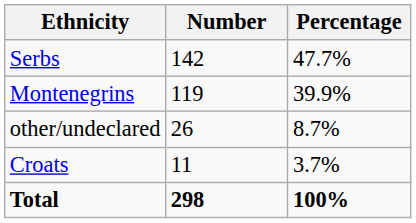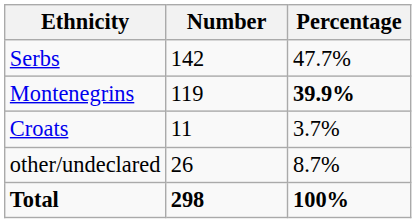(322, 93) normal -> (324, 93) bold
rows swapped: (39, 164) <-> (85, 128)
